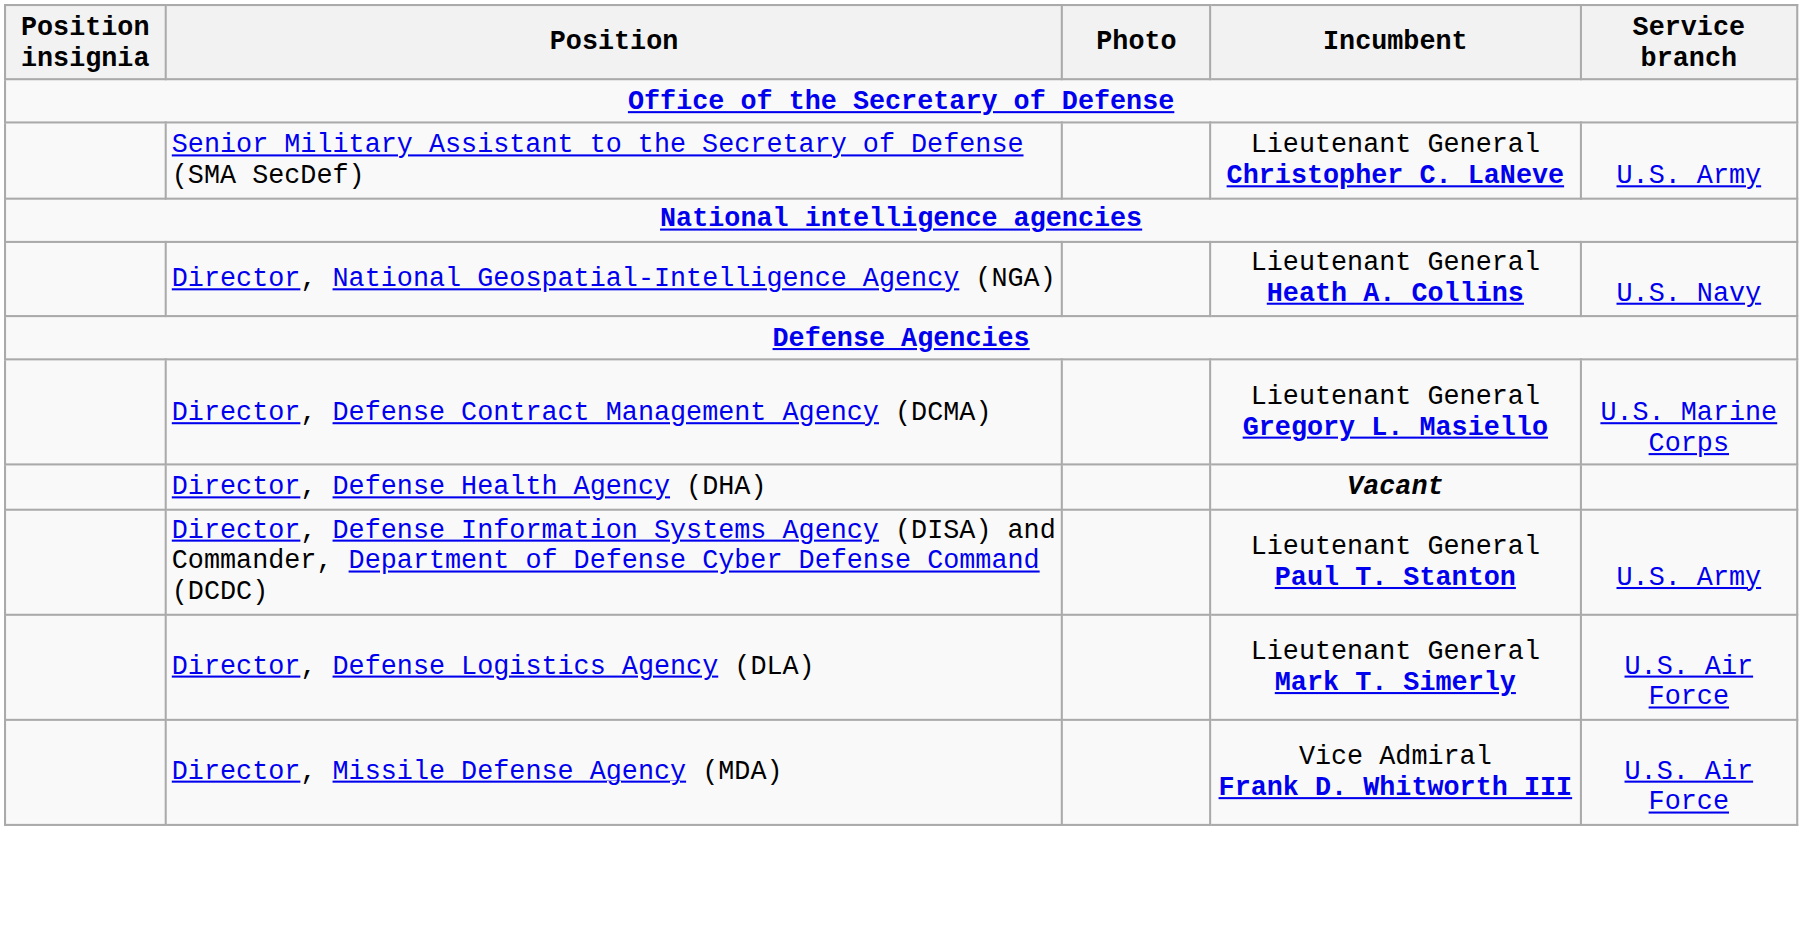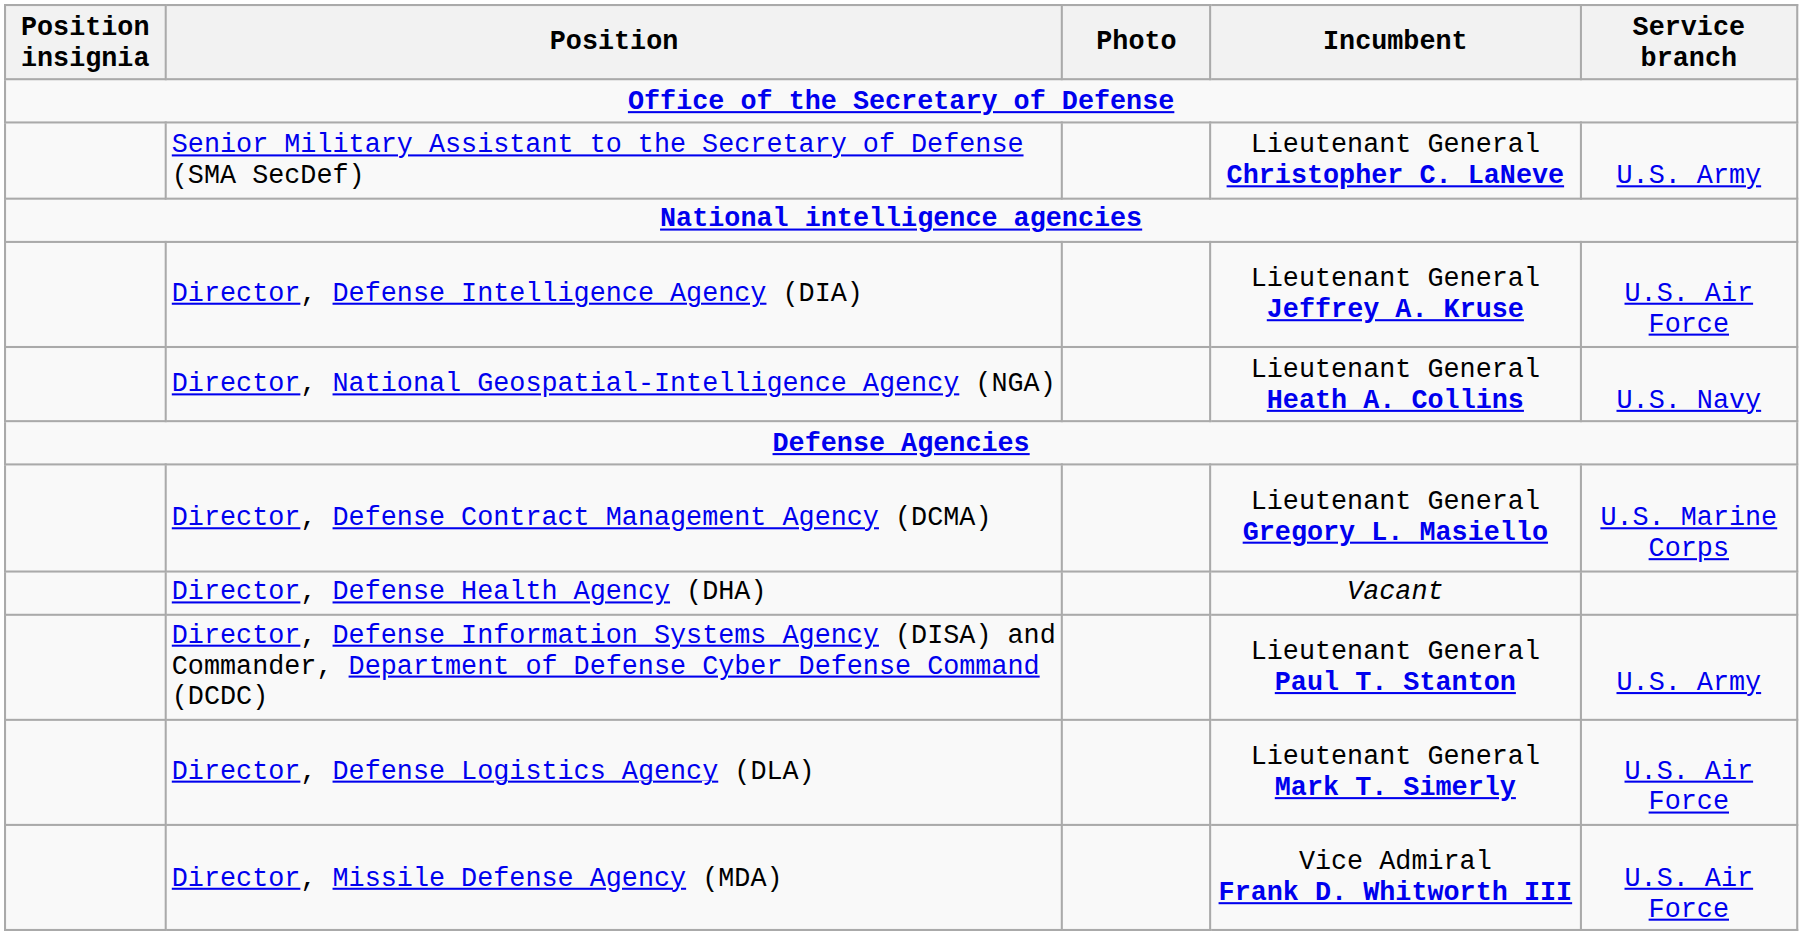+ row: (517, 294)
(1395, 487) bold -> (1395, 592) normal
